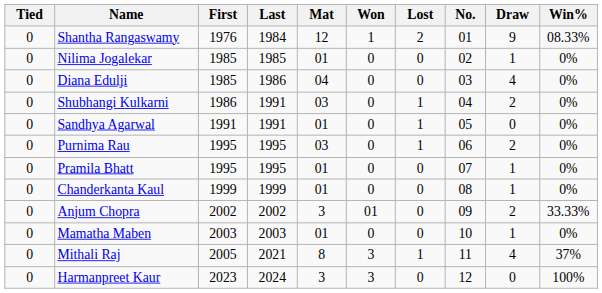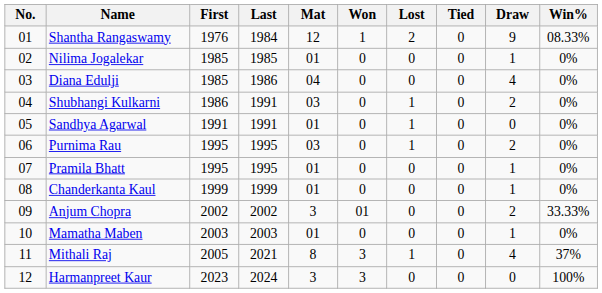columns swapped: (465, 15) <-> (30, 15)
